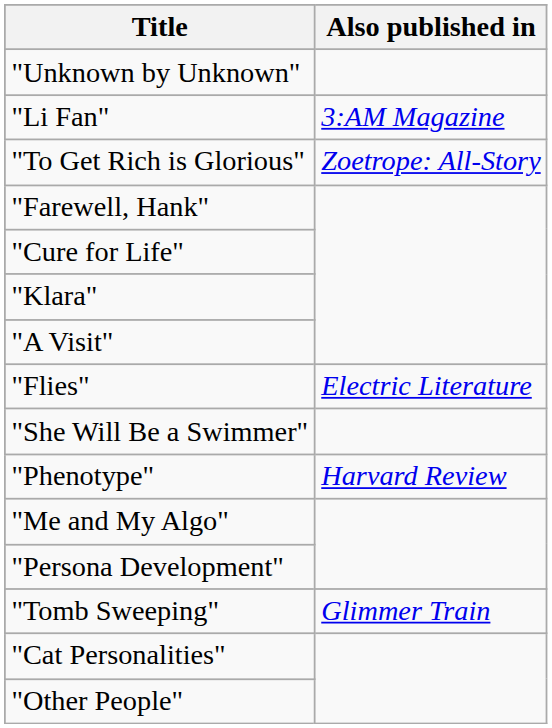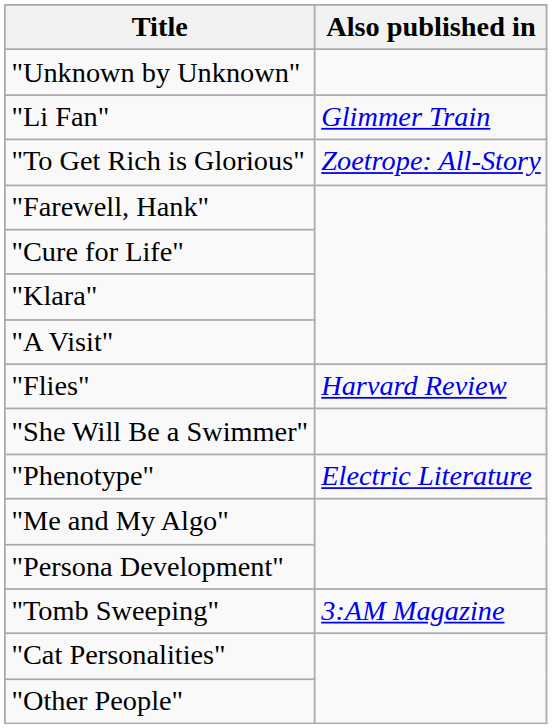(413, 116) 3:AM Magazine -> (406, 116) Glimmer Train
(427, 386) Electric Literature -> (414, 386) Harvard Review
(414, 476) Harvard Review -> (427, 476) Electric Literature
(406, 610) Glimmer Train -> (413, 610) 3:AM Magazine
